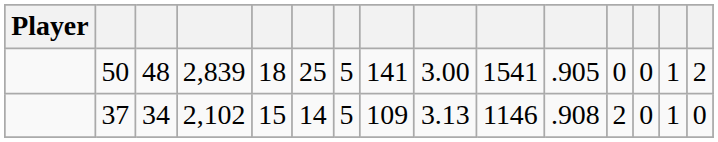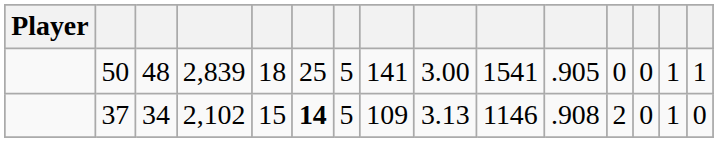(700, 70) 2 -> (700, 70) 1
(313, 114) normal -> (313, 114) bold
